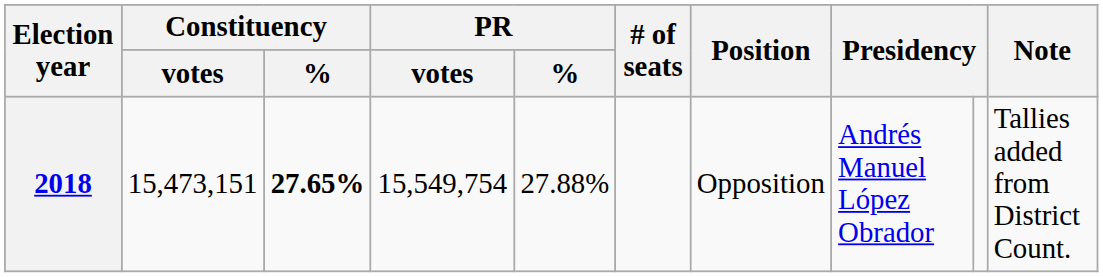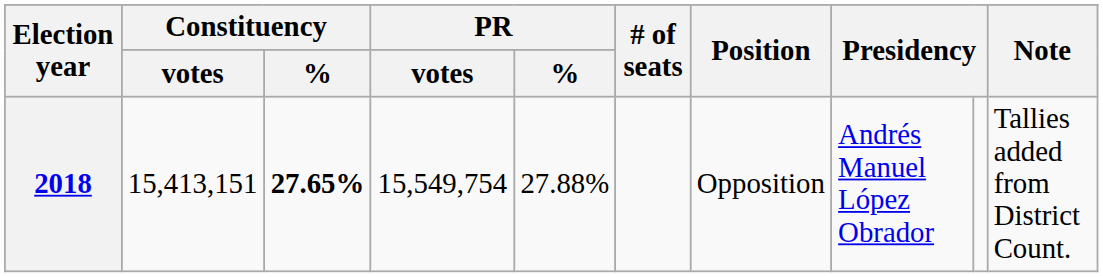(193, 183) 15,473,151 -> (193, 183) 15,413,151
